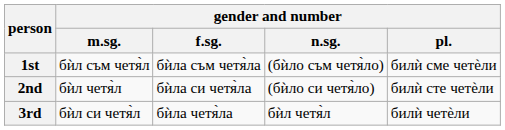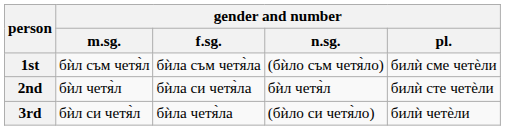(321, 88) (бѝло си четя̀ло) -> (299, 88) бѝл четя̀л
(299, 112) бѝл четя̀л -> (321, 112) (бѝло си четя̀ло)
